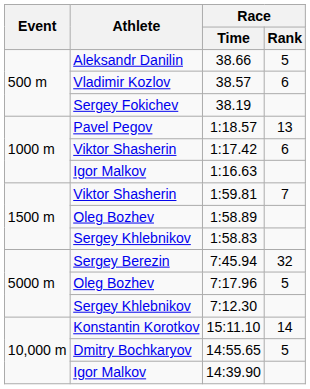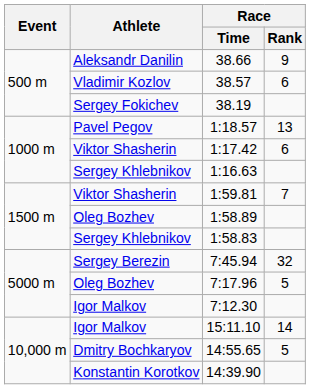(285, 61) 5 -> (285, 61) 9
(110, 172) Igor Malkov -> (132, 172) Sergey Khlebnikov
(132, 306) Sergey Khlebnikov -> (110, 306) Igor Malkov
(136, 328) Konstantin Korotkov -> (110, 328) Igor Malkov
(110, 373) Igor Malkov -> (136, 373) Konstantin Korotkov
